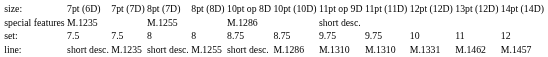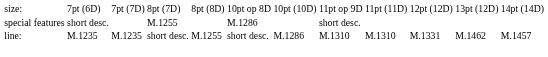(82, 22) M.1235 -> (88, 22) short desc.
- row: (11, 36)
(88, 49) short desc. -> (82, 36) M.1235
